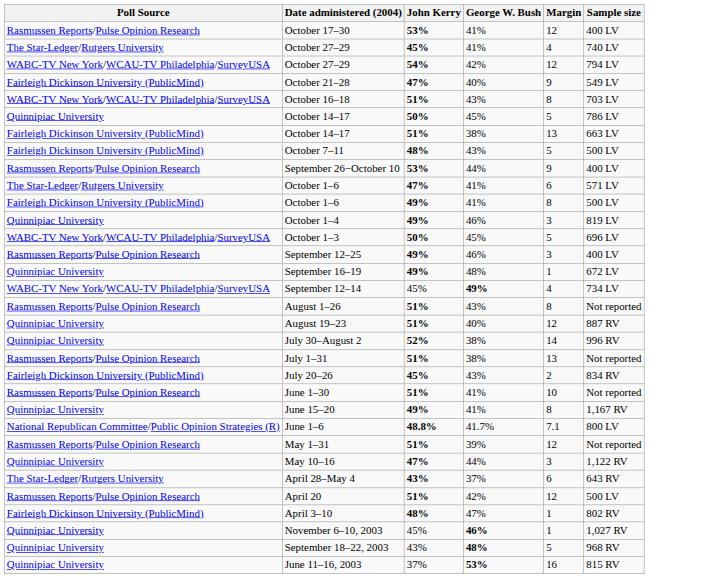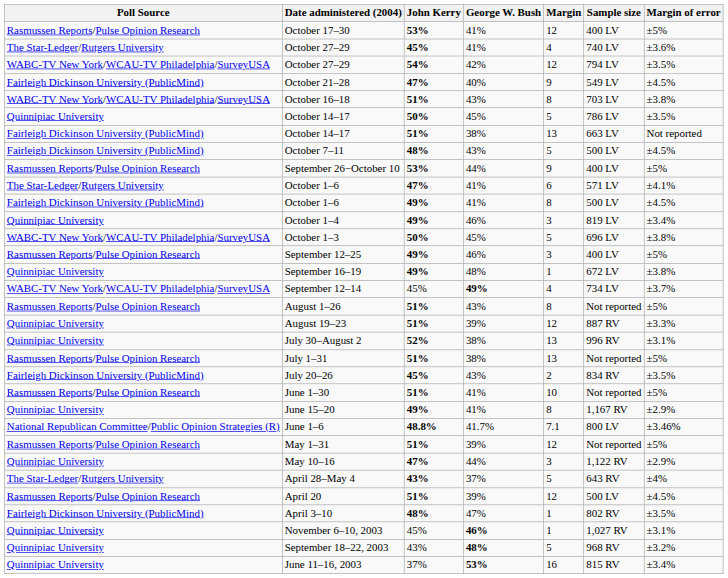+ column: (684, 13)
(476, 323) 40% -> (476, 323) 39%
(552, 340) 14 -> (552, 340) 13
(549, 479) 6 -> (549, 479) 5
(476, 496) 42% -> (476, 496) 39%
